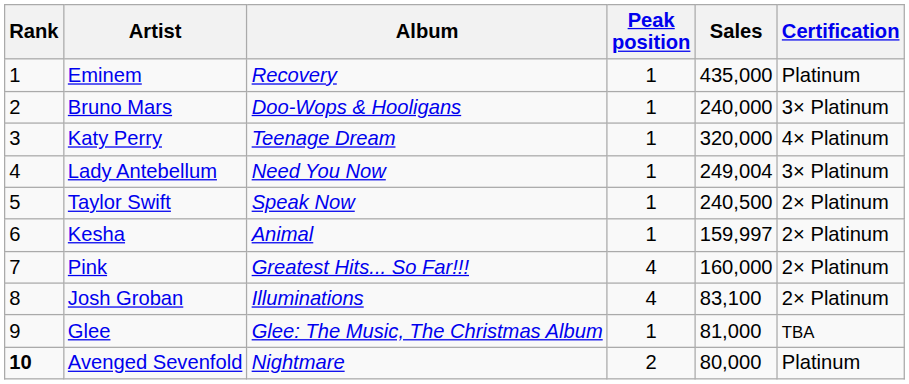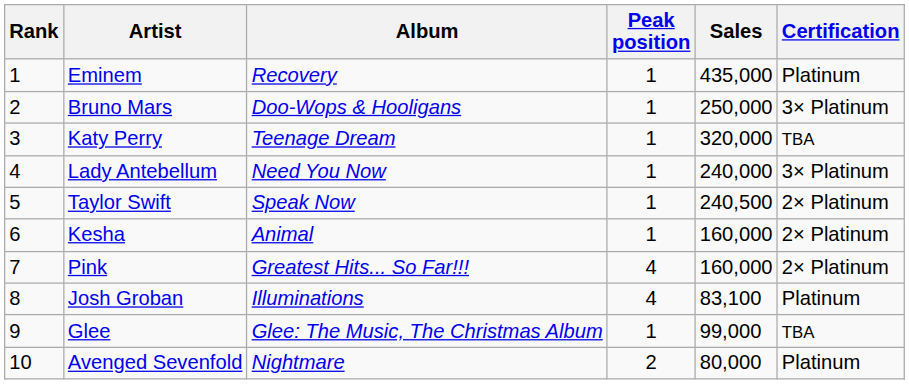(736, 107) 240,000 -> (736, 107) 250,000
(835, 139) 4× Platinum -> (798, 139) TBA
(736, 171) 249,004 -> (736, 171) 240,000
(736, 235) 159,997 -> (736, 235) 160,000
(835, 298) 2× Platinum -> (821, 298) Platinum
(731, 330) 81,000 -> (731, 330) 99,000
(20, 362) bold -> (20, 362) normal
